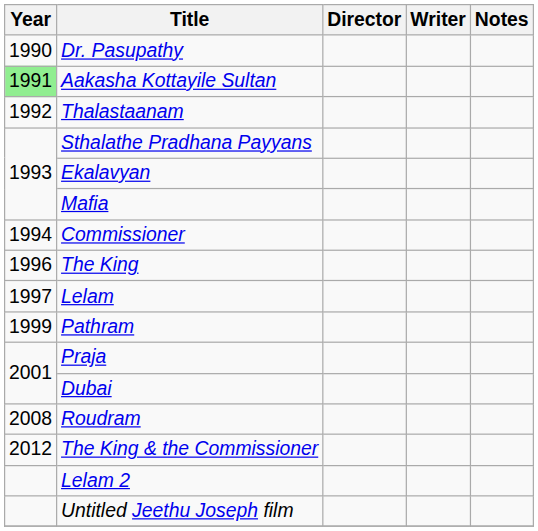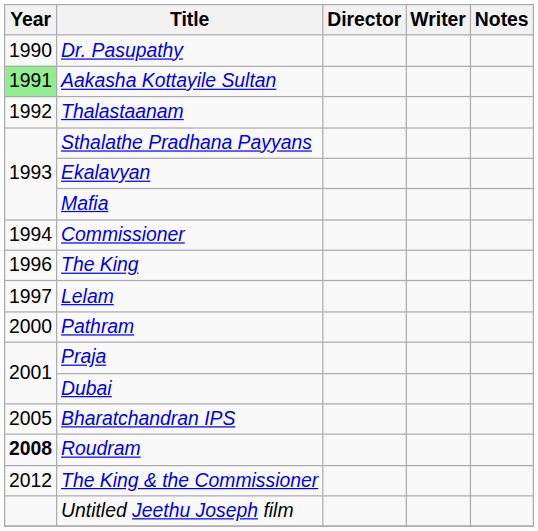(31, 326) 1999 -> (31, 326) 2000
+ row: (148, 419)
(31, 419) normal -> (31, 449) bold
- row: (95, 480)
